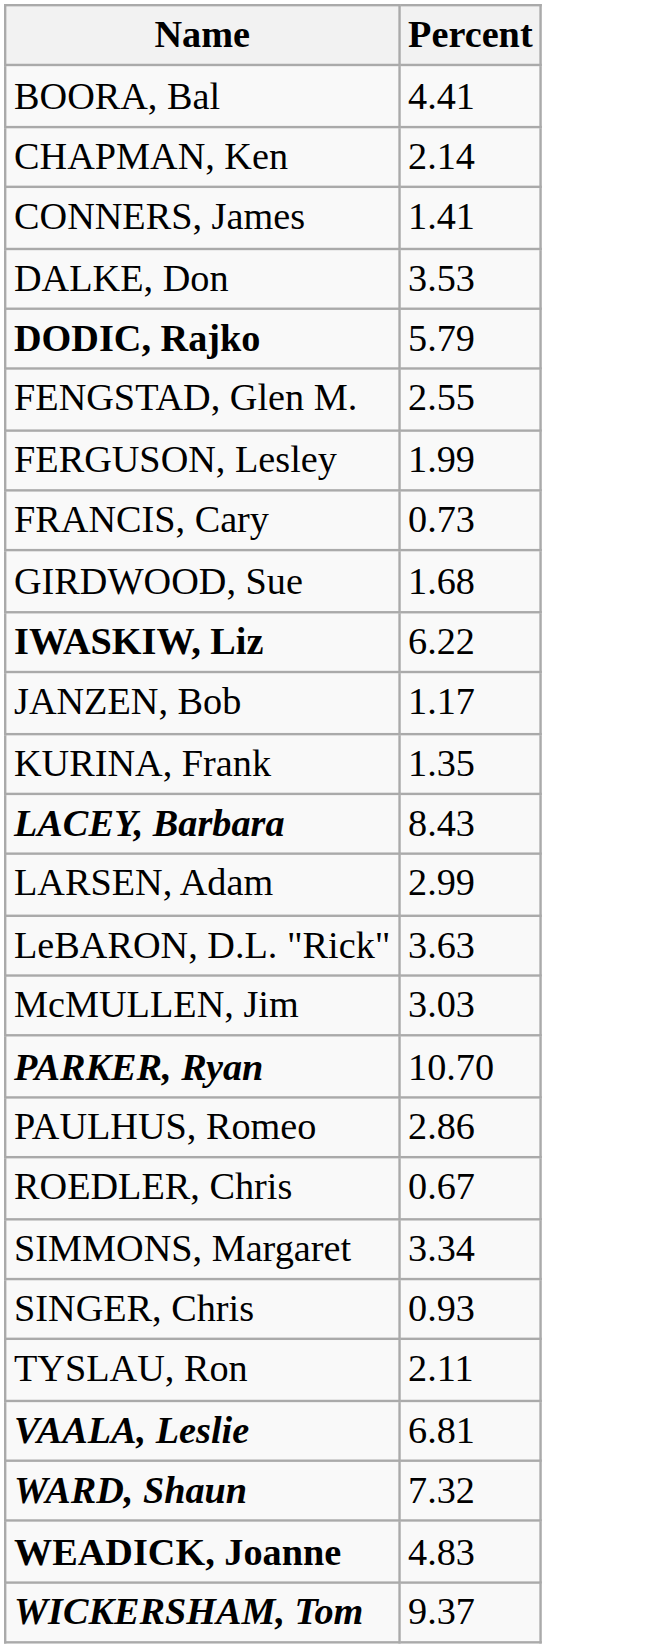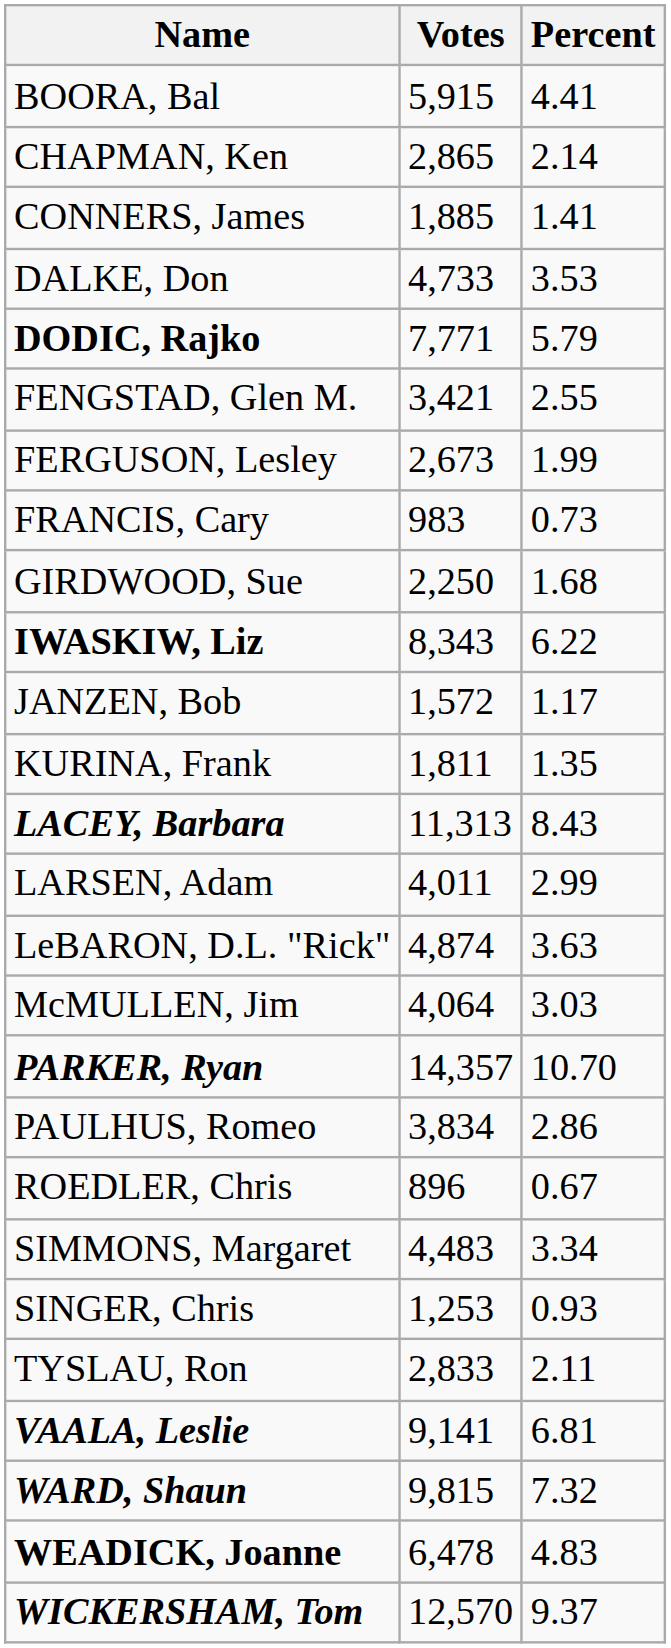+ column: (461, 34)
